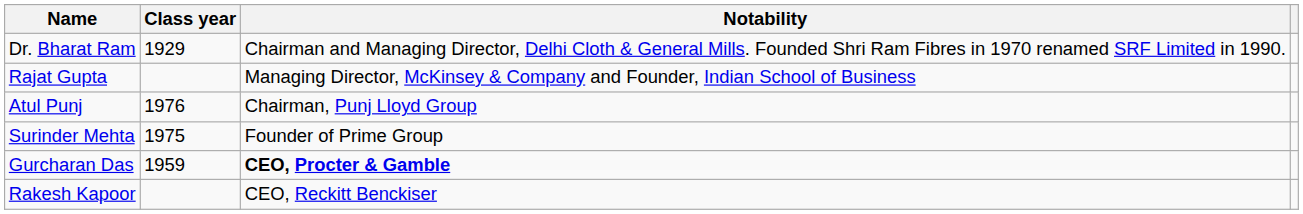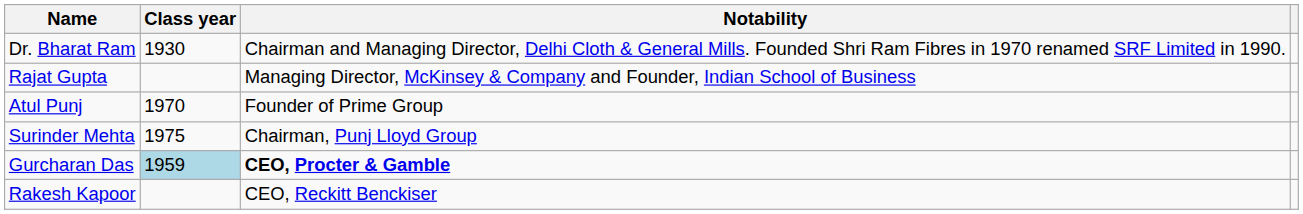(165, 48) 1929 -> (165, 48) 1930
(165, 106) 1976 -> (165, 106) 1970
(361, 106) Chairman, Punj Lloyd Group -> (344, 106) Founder of Prime Group
(344, 135) Founder of Prime Group -> (361, 135) Chairman, Punj Lloyd Group
(165, 164) no background -> (165, 164) lightblue background
